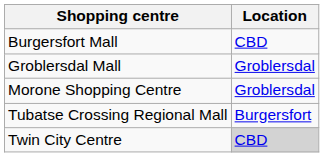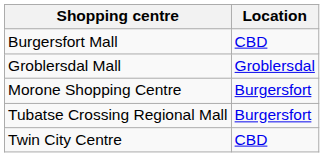(275, 90) Groblersdal -> (273, 90) Burgersfort
(251, 139) lightgrey background -> (251, 139) no background
